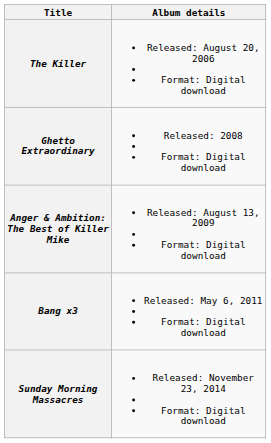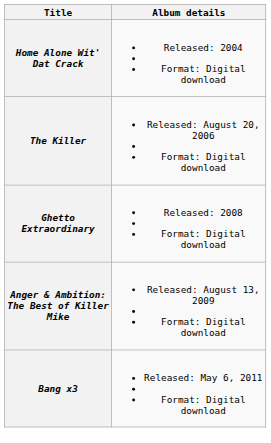+ row: (58, 58)
- row: (58, 394)
